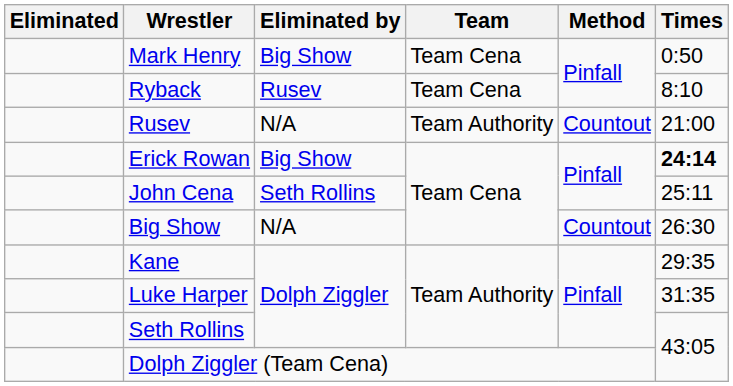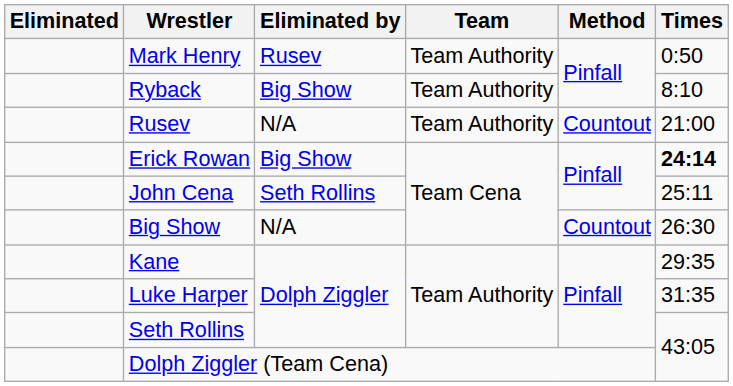(306, 55) Big Show -> (291, 55) Rusev
(466, 55) Team Cena -> (482, 55) Team Authority
(291, 90) Rusev -> (306, 90) Big Show
(466, 90) Team Cena -> (482, 90) Team Authority
